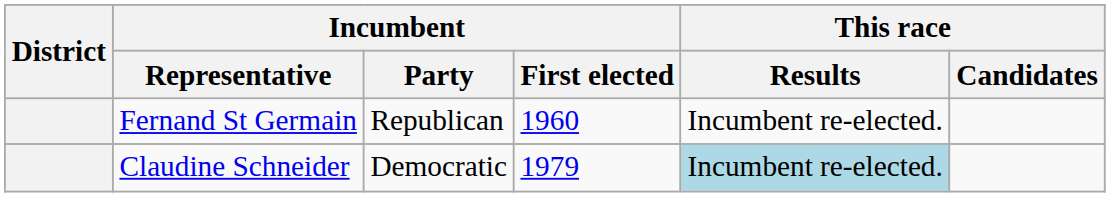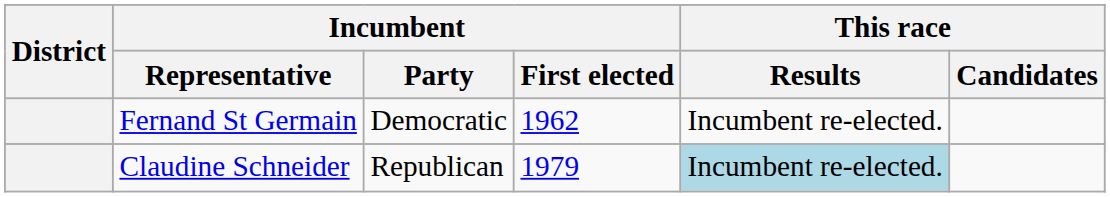(437, 120) Republican -> (439, 120) Democratic
(550, 120) 1960 -> (550, 120) 1962
(439, 167) Democratic -> (437, 167) Republican
